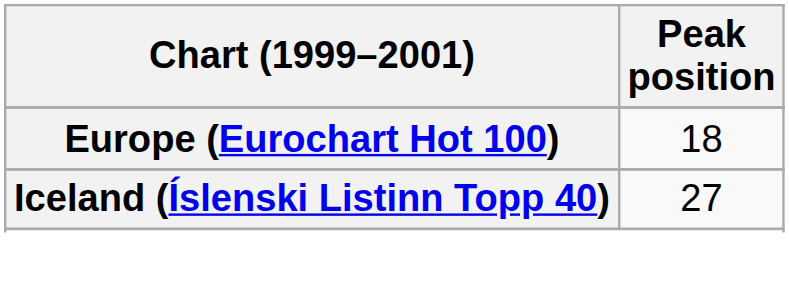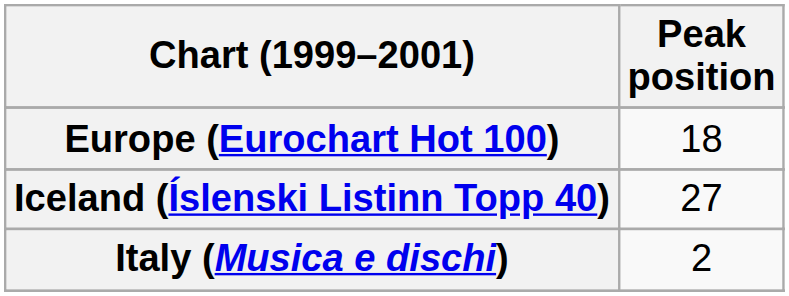+ row: (312, 258)
